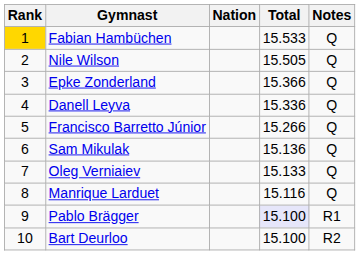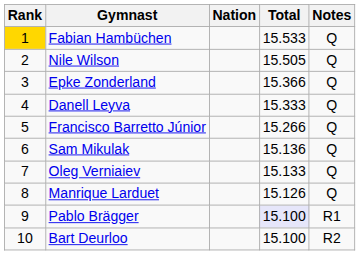(284, 104) 15.336 -> (284, 104) 15.333
(284, 194) 15.116 -> (284, 194) 15.126
